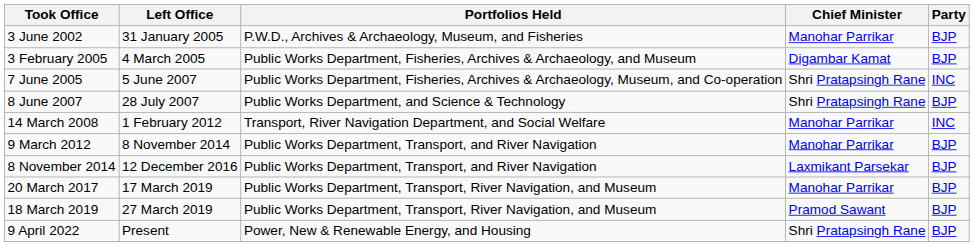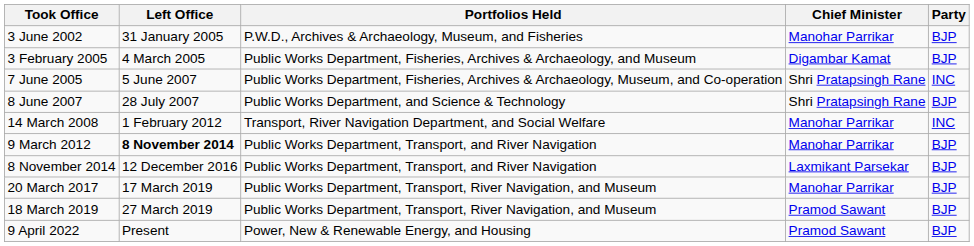(176, 144) normal -> (178, 144) bold
(857, 230) Shri Pratapsingh Rane -> (837, 230) Pramod Sawant
